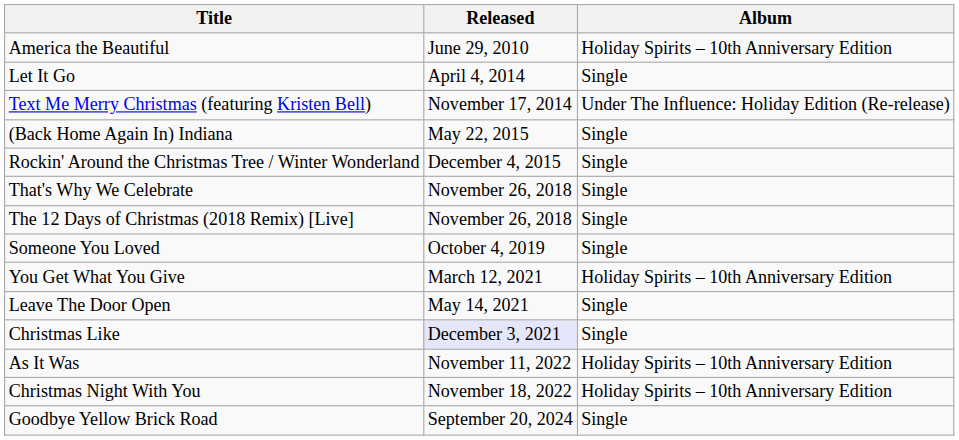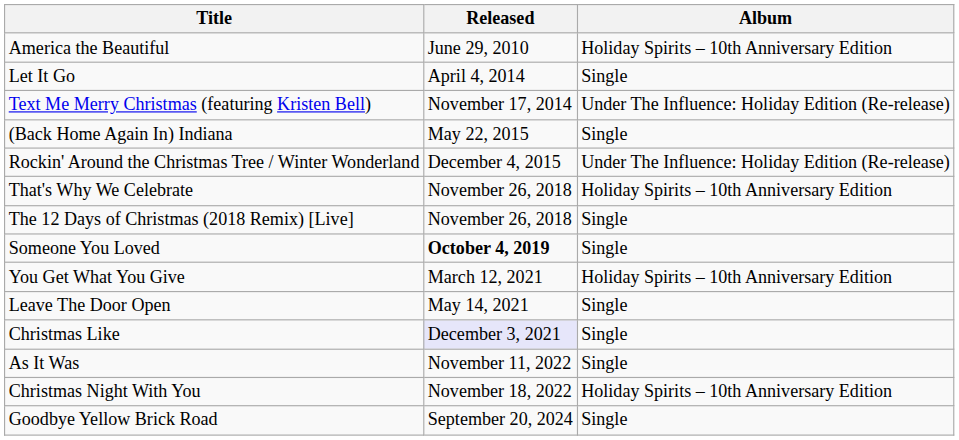(604, 162) Single -> (766, 162) Under The Influence: Holiday Edition (Re-release)
(604, 190) Single -> (737, 190) Holiday Spirits – 10th Anniversary Edition
(486, 248) normal -> (489, 248) bold
(737, 362) Holiday Spirits – 10th Anniversary Edition -> (604, 362) Single
